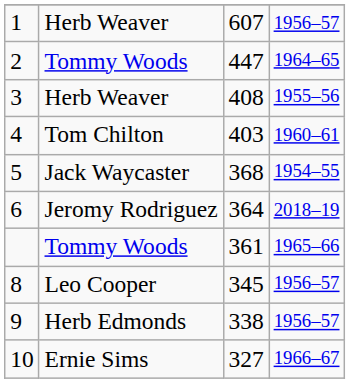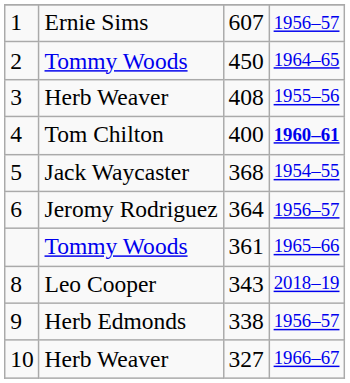(106, 23) Herb Weaver -> (96, 23) Ernie Sims
(246, 60) 447 -> (246, 60) 450
(246, 135) 403 -> (246, 135) 400
(307, 135) normal -> (307, 135) bold
(307, 209) 2018–19 -> (307, 209) 1956–57
(246, 284) 345 -> (246, 284) 343
(307, 284) 1956–57 -> (307, 284) 2018–19
(96, 358) Ernie Sims -> (106, 358) Herb Weaver
